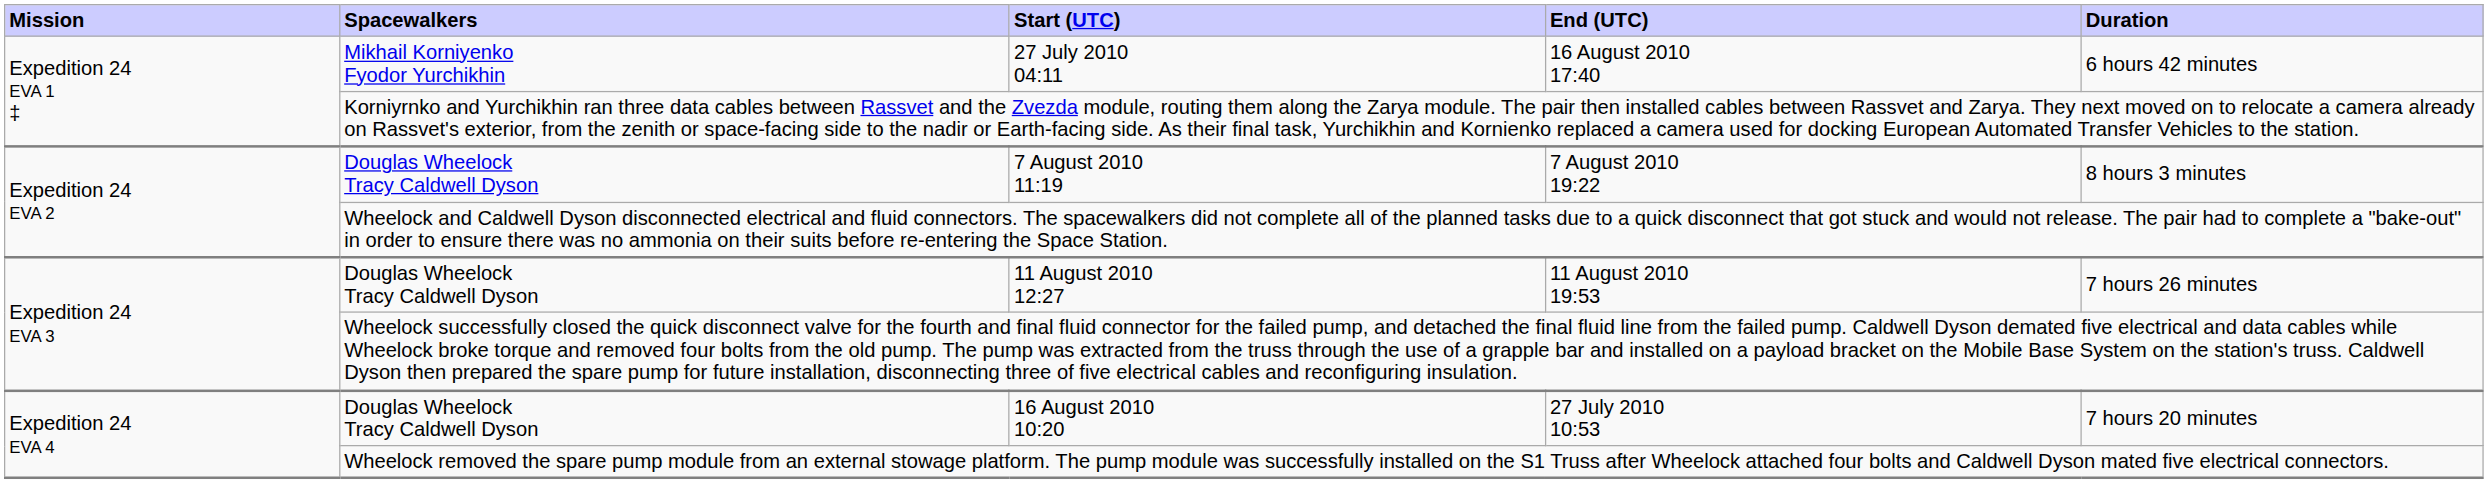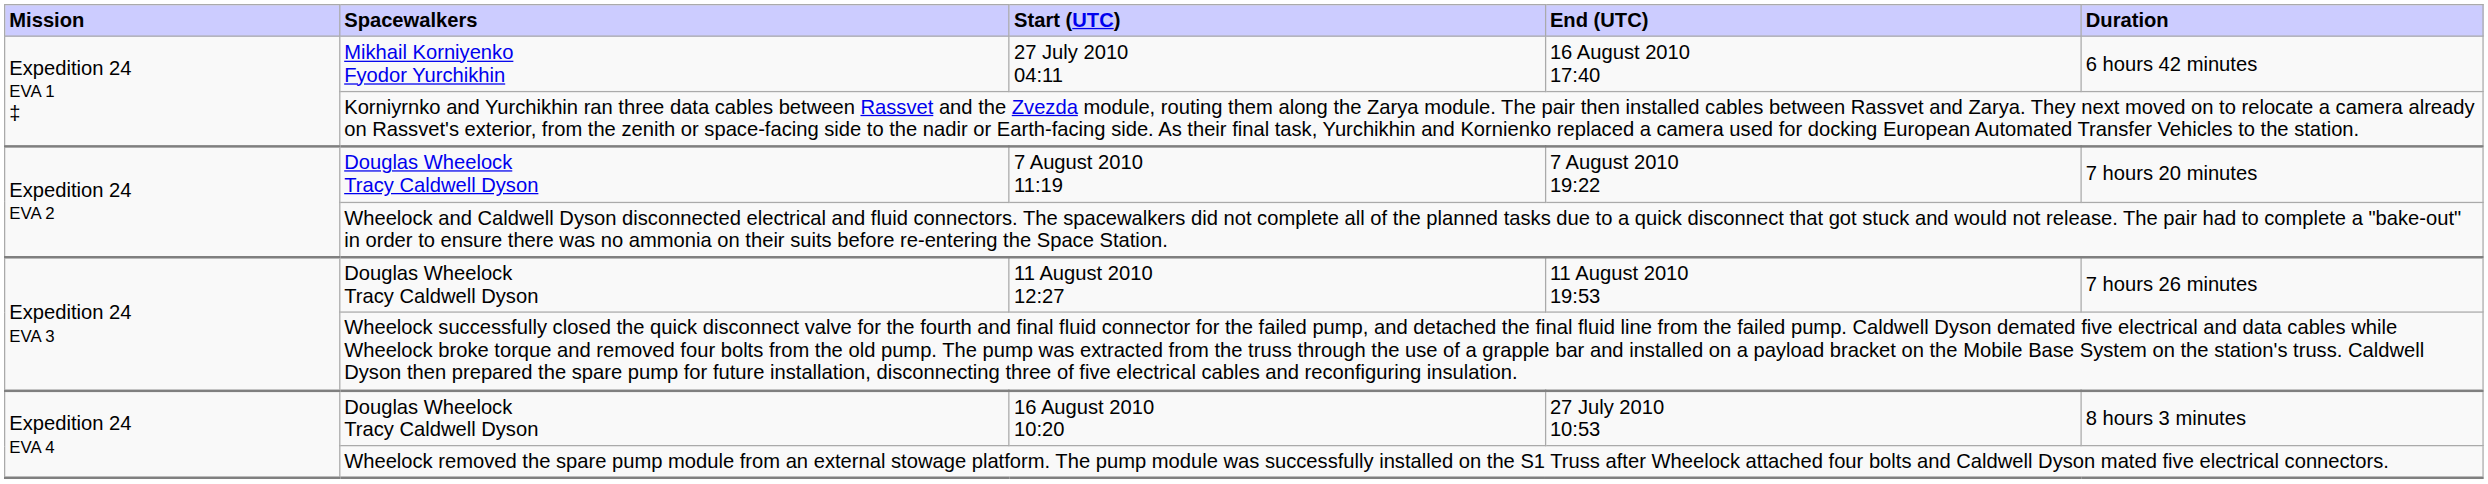(2166, 174) 8 hours 3 minutes -> (2171, 174) 7 hours 20 minutes
(2171, 418) 7 hours 20 minutes -> (2166, 418) 8 hours 3 minutes
